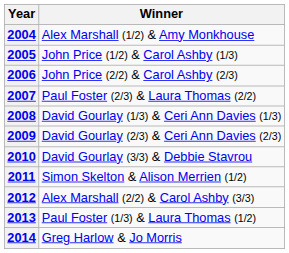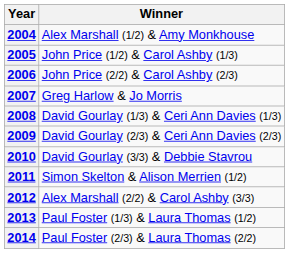(149, 95) Paul Foster (2/3) & Laura Thomas (2/2) -> (112, 95) Greg Harlow & Jo Morris
(112, 237) Greg Harlow & Jo Morris -> (149, 237) Paul Foster (2/3) & Laura Thomas (2/2)
